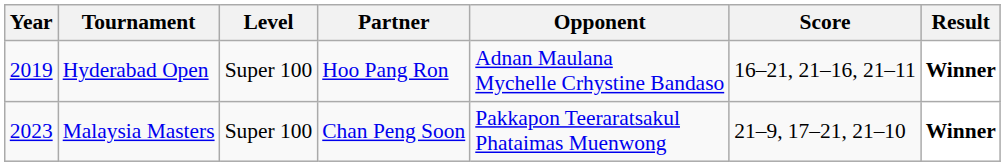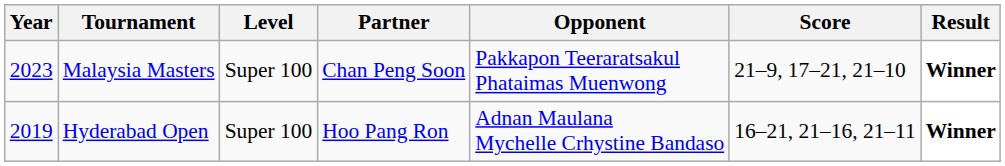rows swapped: (136, 70) <-> (139, 131)
